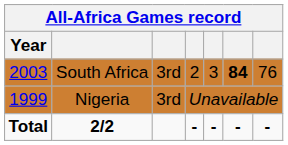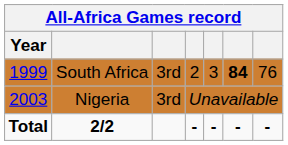(28, 72) 2003 -> (28, 72) 1999
(28, 99) 1999 -> (28, 99) 2003
